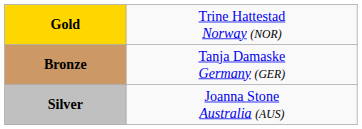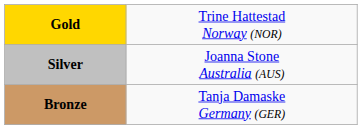rows swapped: (65, 104) <-> (65, 64)
